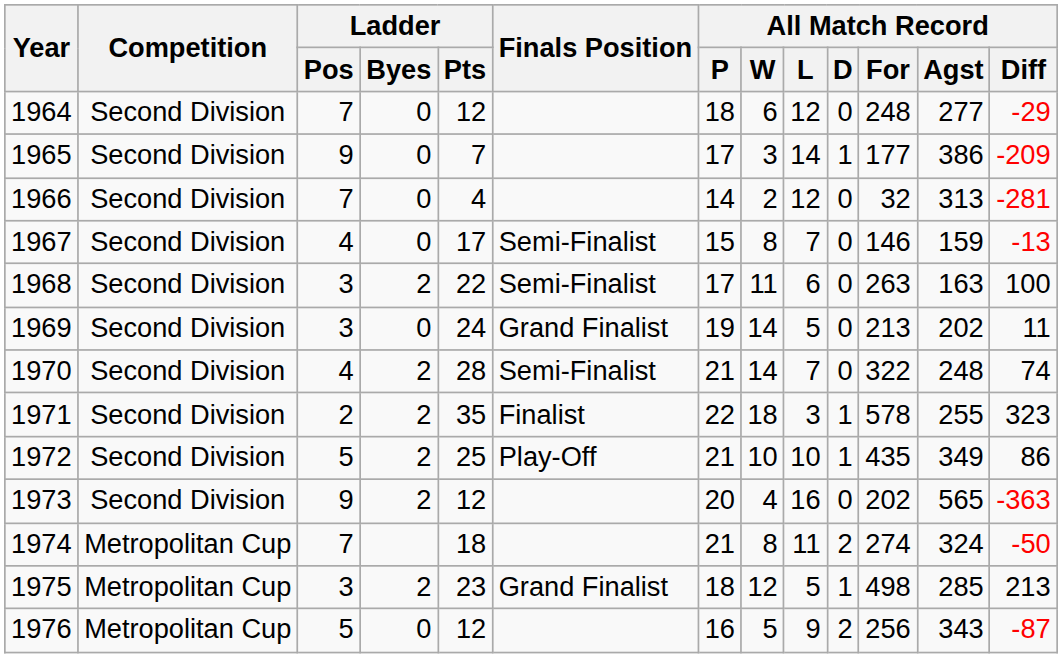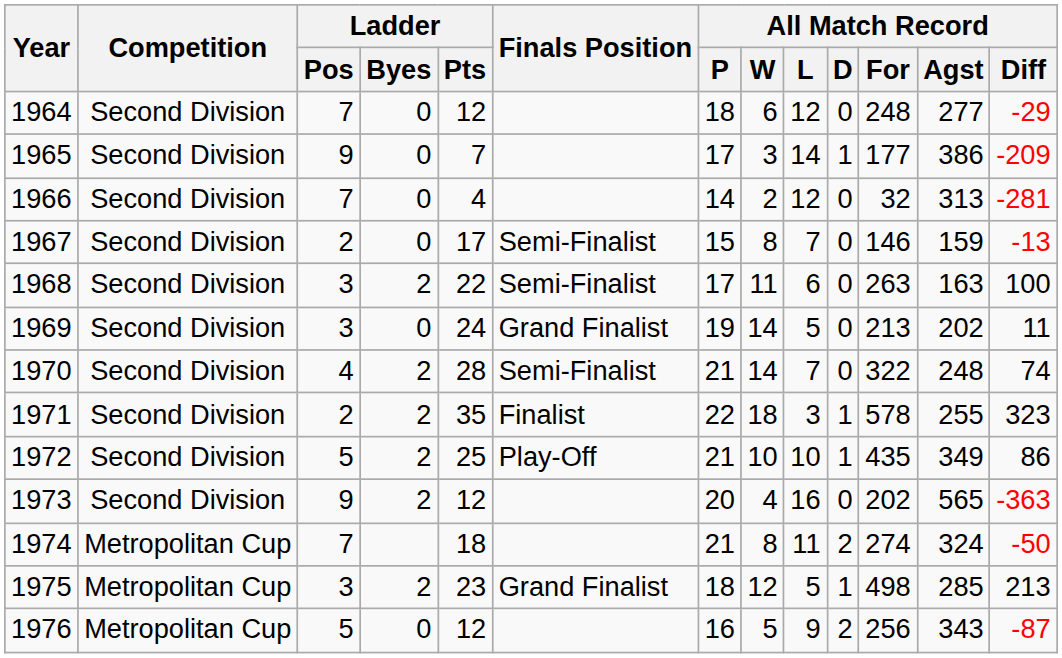(346, 241) 4 -> (346, 241) 2
